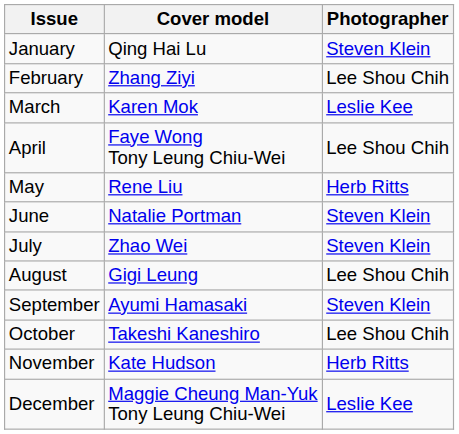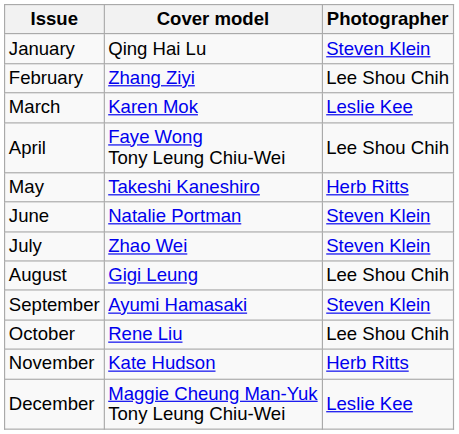(145, 187) Rene Liu -> (184, 187) Takeshi Kaneshiro
(184, 334) Takeshi Kaneshiro -> (145, 334) Rene Liu
